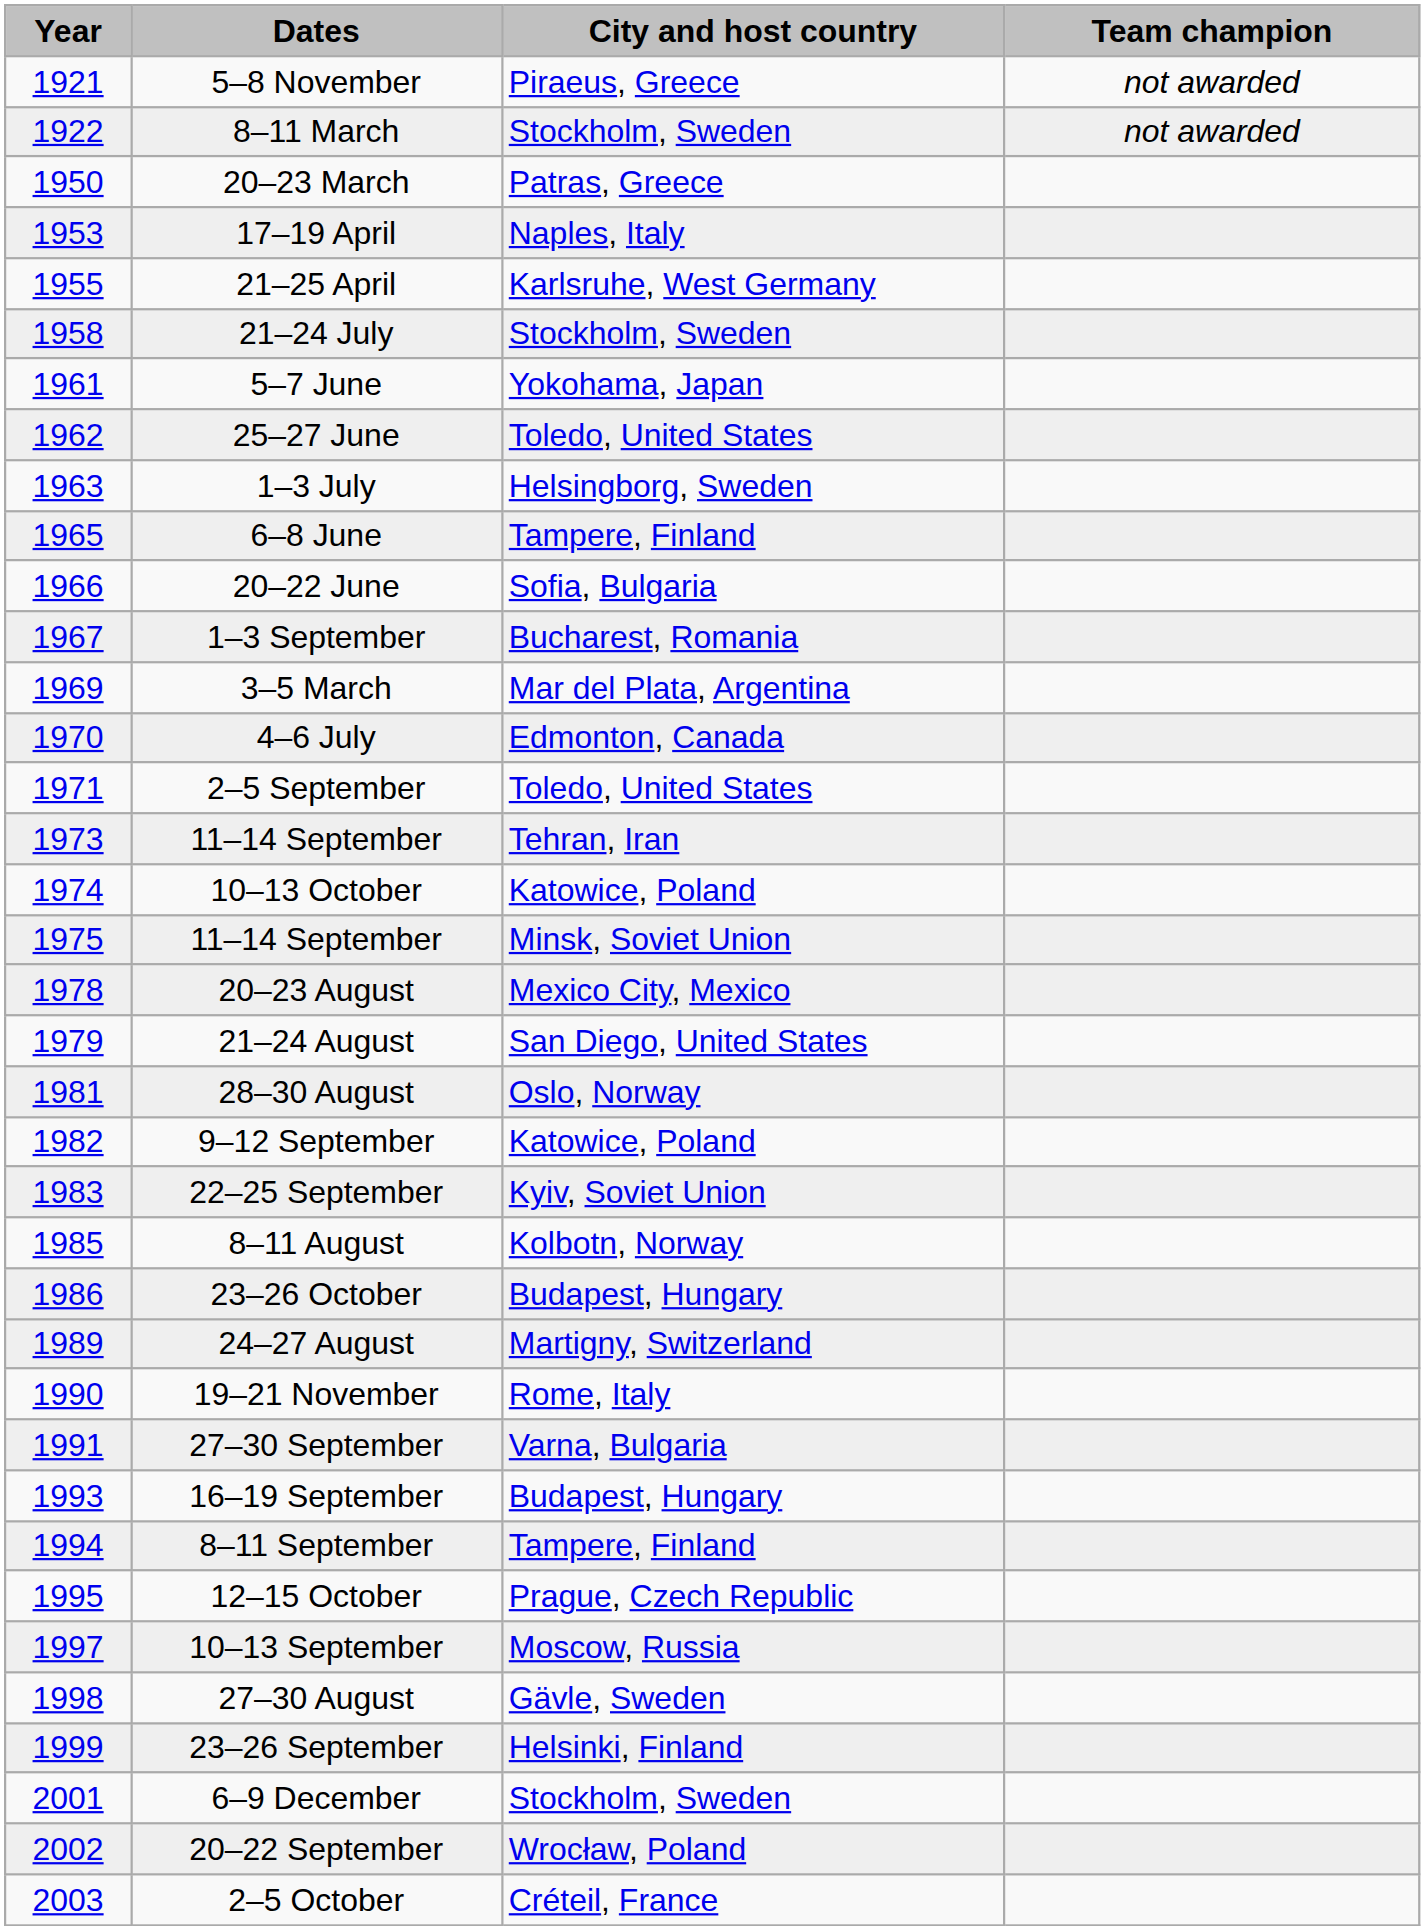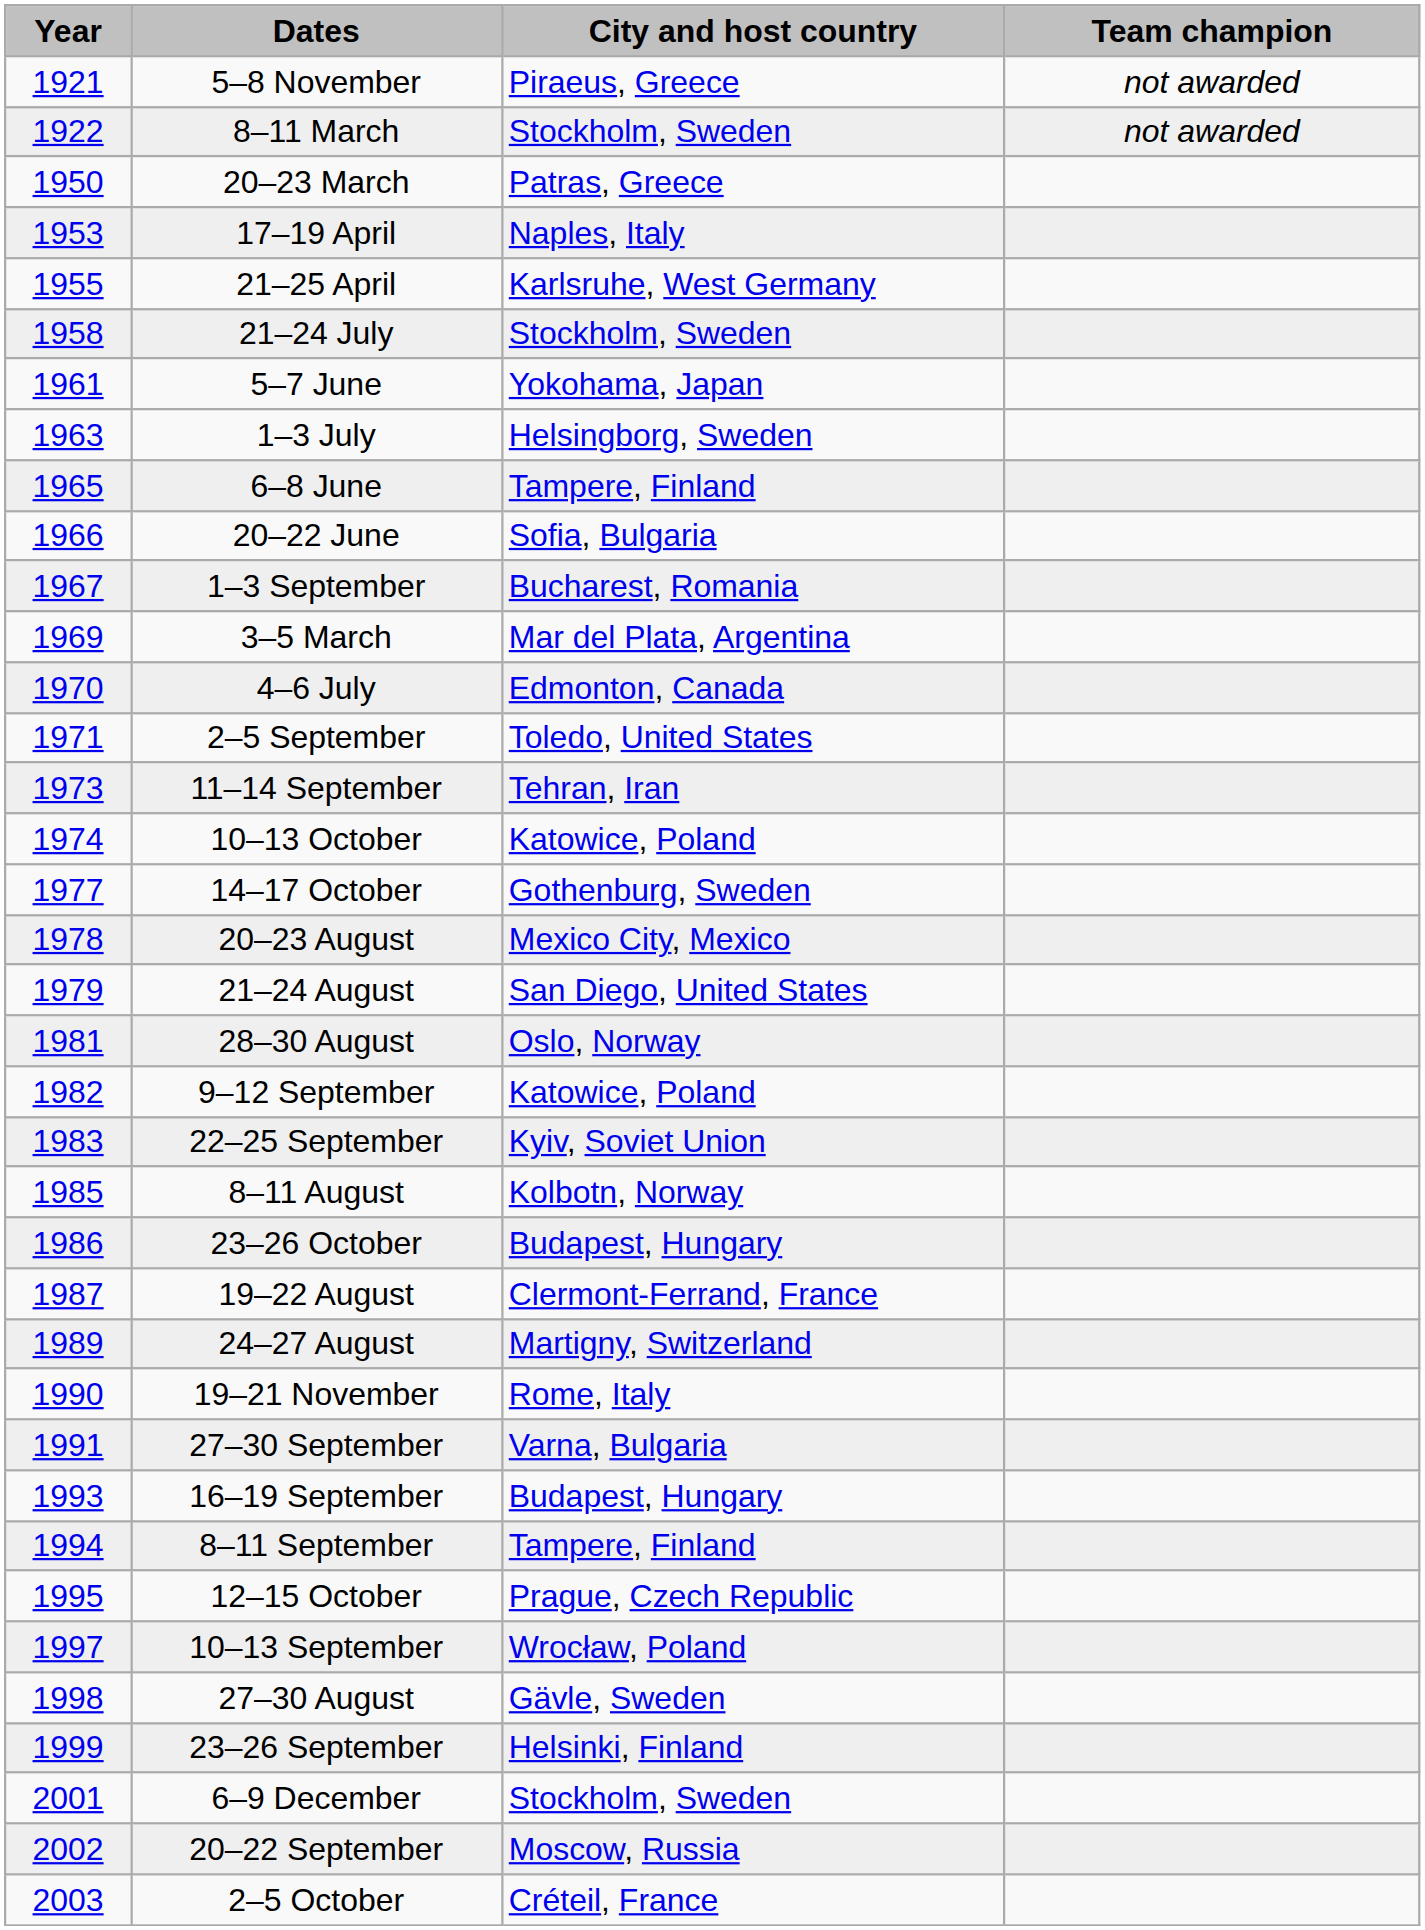- row: (68, 435)
- row: (68, 940)
+ row: (68, 889)
+ row: (68, 1293)
(624, 1647) Moscow, Russia -> (627, 1647) Wrocław, Poland
(627, 1849) Wrocław, Poland -> (624, 1849) Moscow, Russia
